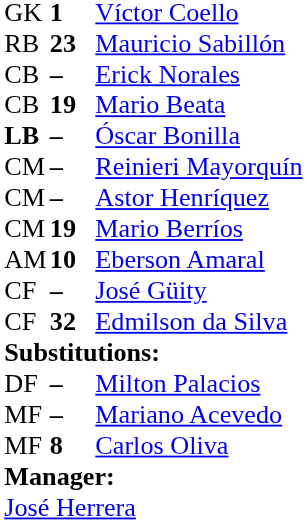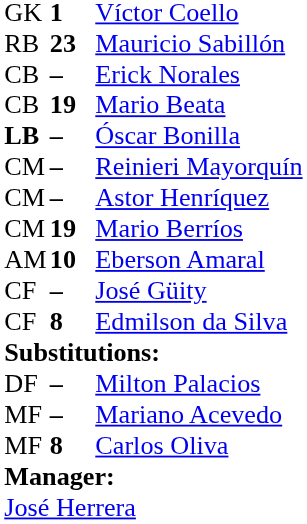(63, 321) 32 -> (56, 321) 8
